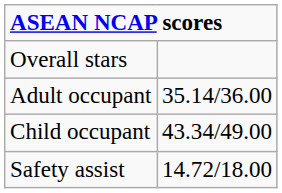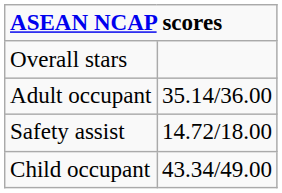rows swapped: (80, 132) <-> (67, 168)
